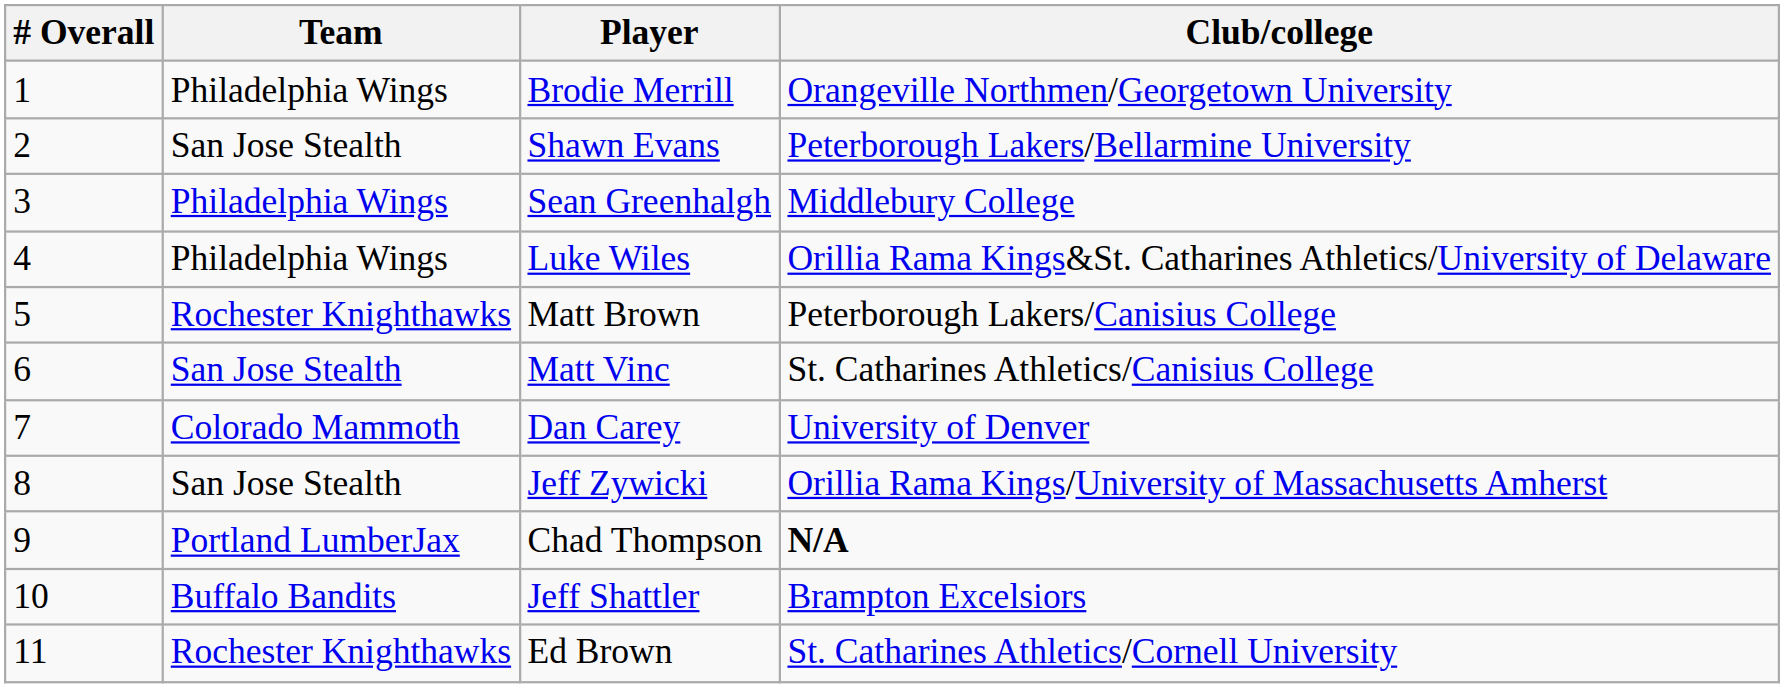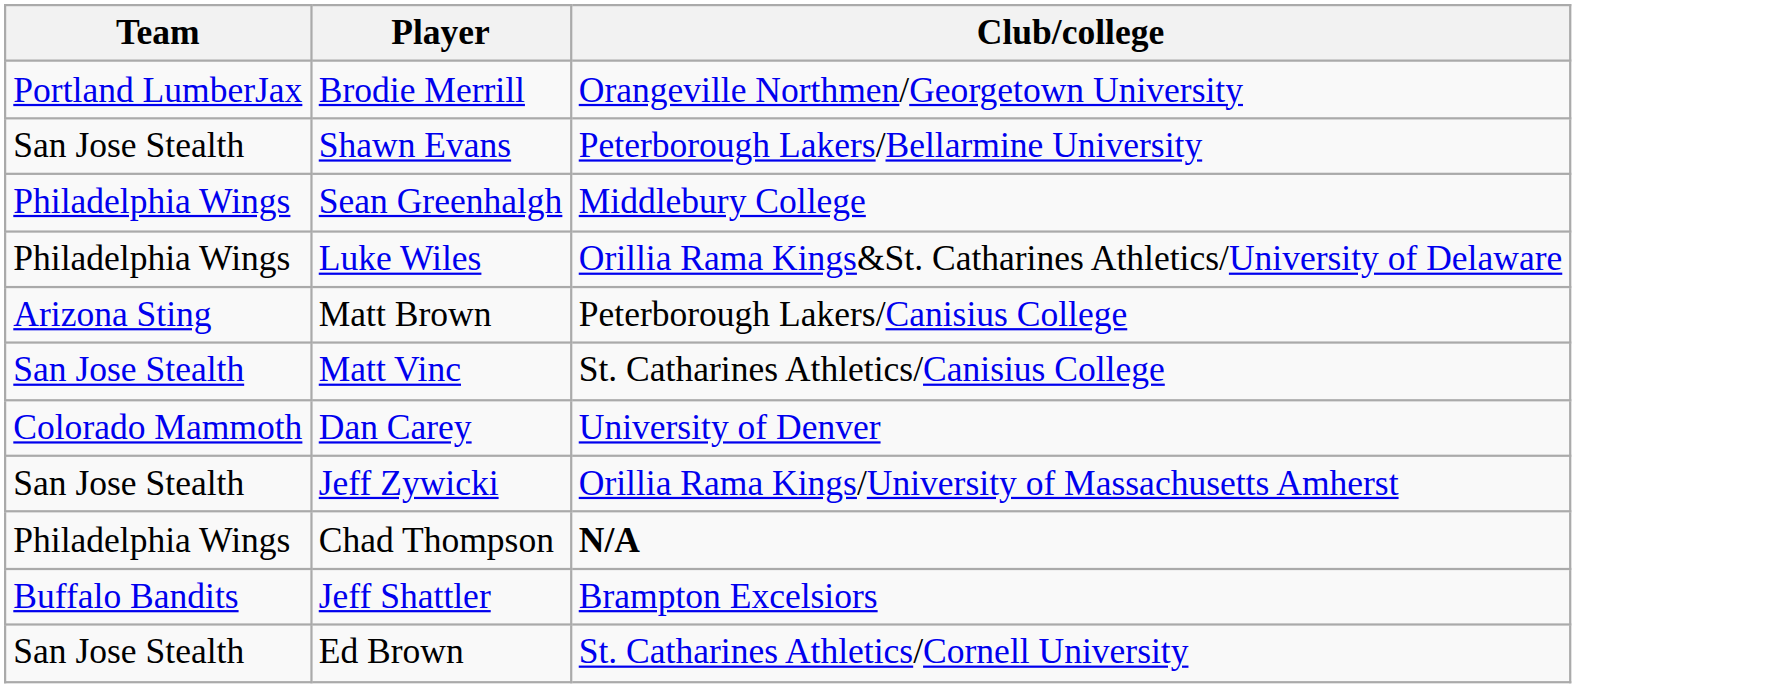- column: (84, 32)
(309, 88) Philadelphia Wings -> (158, 88) Portland LumberJax
(341, 314) Rochester Knighthawks -> (112, 314) Arizona Sting
(315, 539) Portland LumberJax -> (152, 539) Philadelphia Wings
(341, 652) Rochester Knighthawks -> (129, 652) San Jose Stealth
